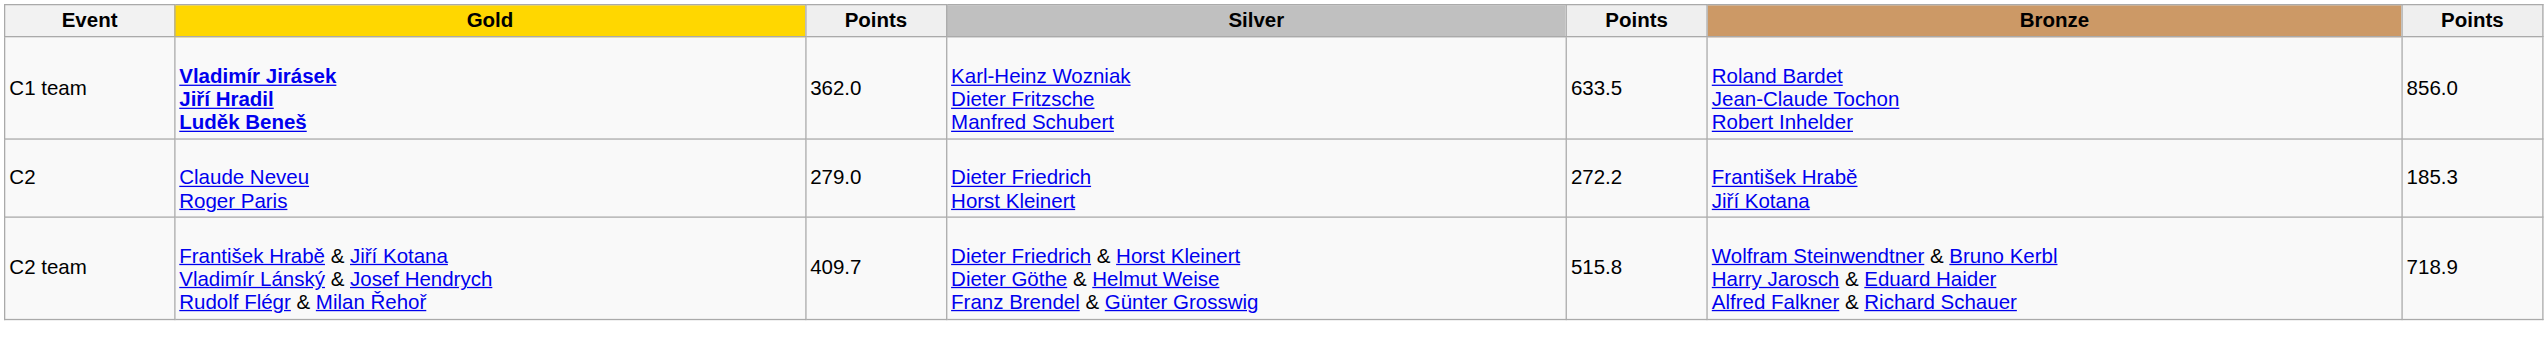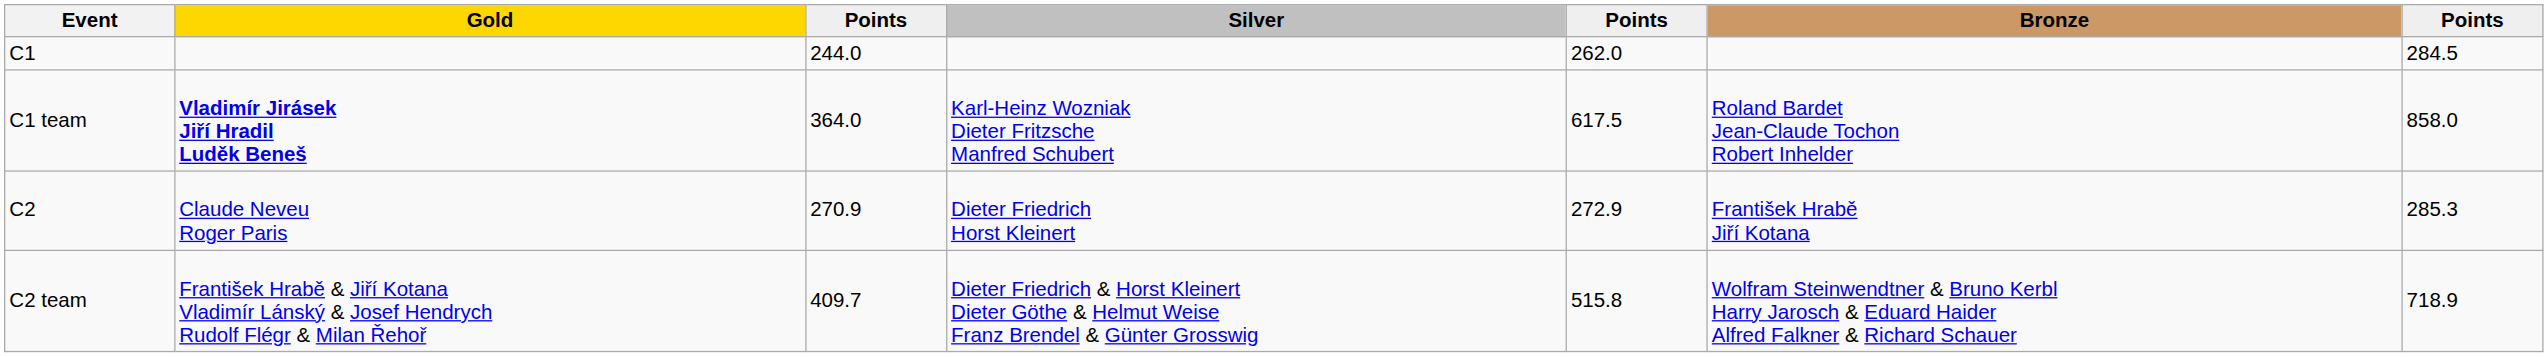+ row: (22, 53)
(836, 87) 362.0 -> (836, 120) 364.0
(1597, 87) 633.5 -> (1597, 120) 617.5
(2432, 87) 856.0 -> (2432, 120) 858.0
(836, 177) 279.0 -> (836, 210) 270.9
(1597, 177) 272.2 -> (1597, 210) 272.9
(2432, 177) 185.3 -> (2432, 210) 285.3
